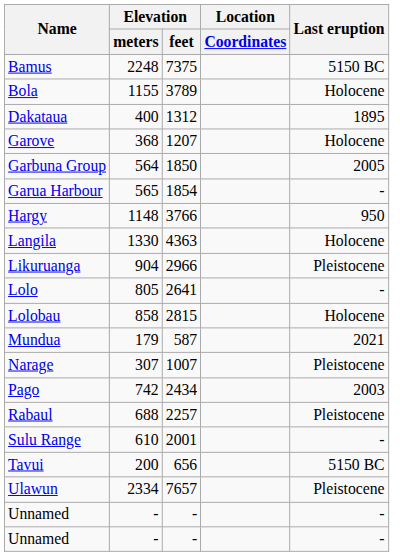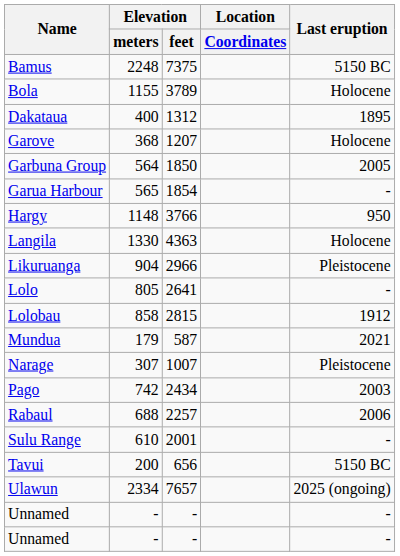(355, 315) Holocene -> (375, 315) 1912
(349, 414) Pleistocene -> (375, 414) 2006
(349, 489) Pleistocene -> (342, 489) 2025 (ongoing)
